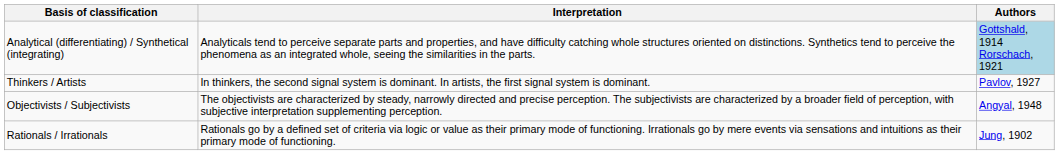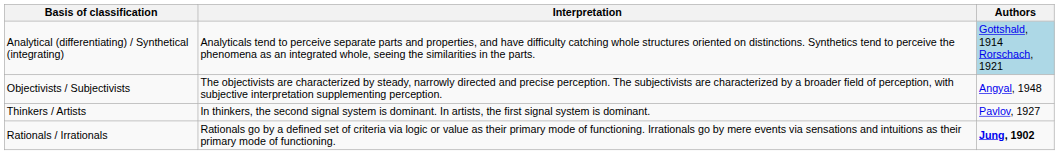rows swapped: (46, 83) <-> (68, 106)
(1006, 135) normal -> (1007, 135) bold
